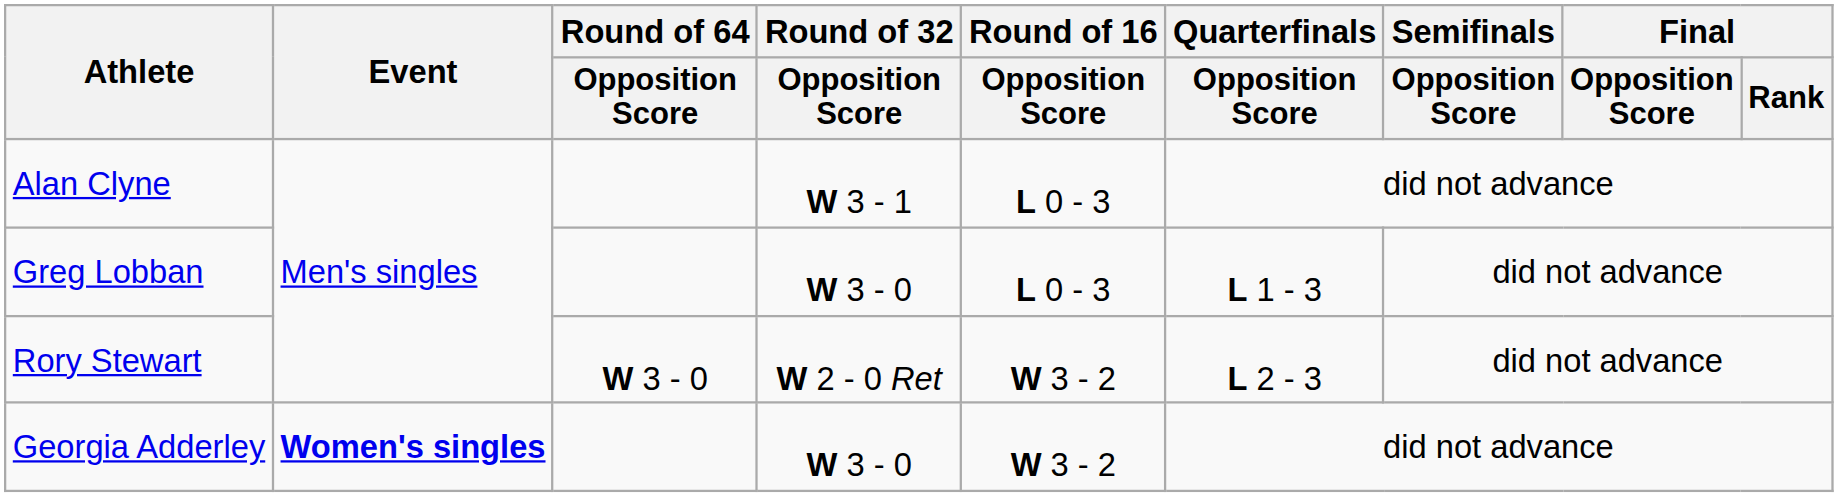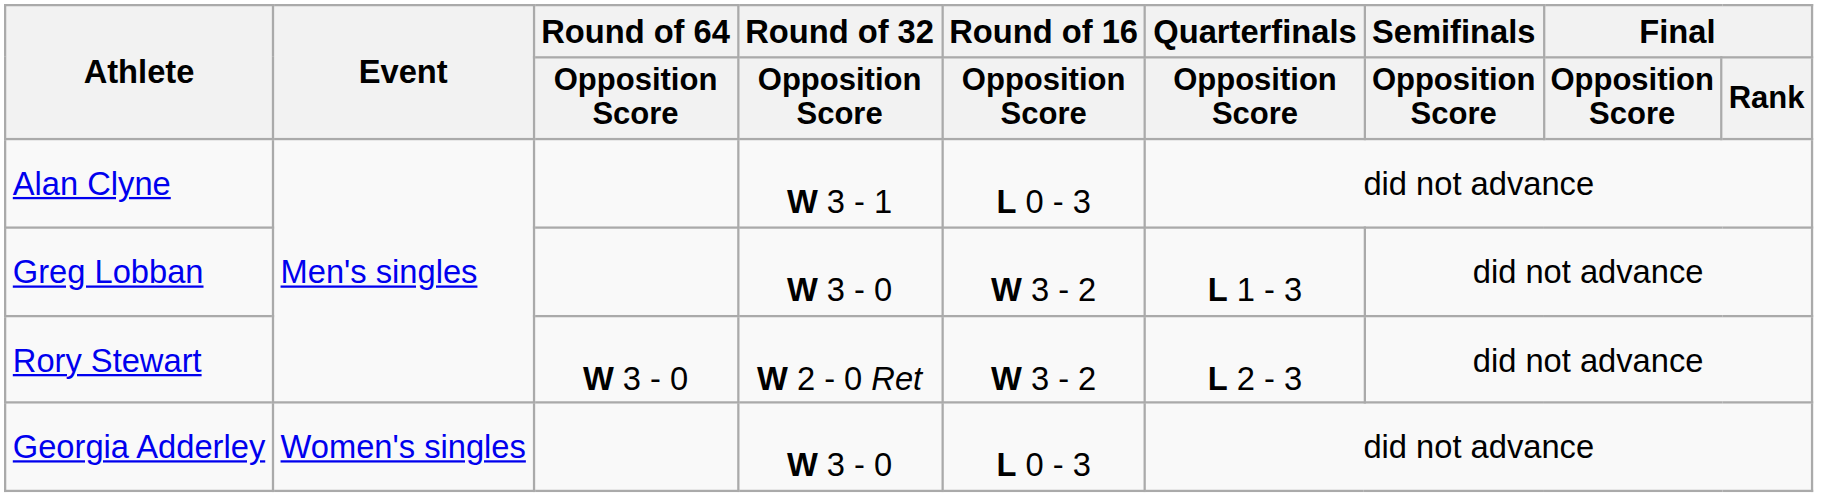(1063, 290) L 0 - 3 -> (1044, 290) W 3 - 2
(413, 448) bold -> (403, 448) normal
(1063, 466) W 3 - 2 -> (1044, 466) L 0 - 3
